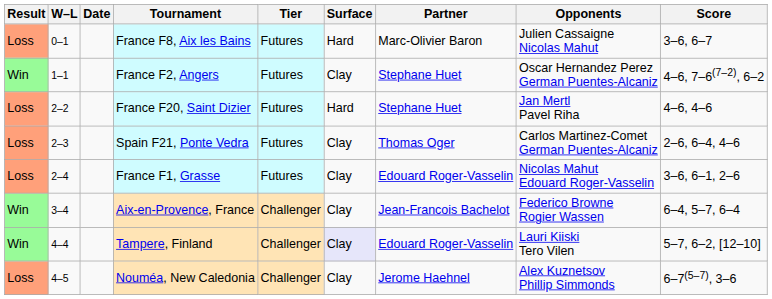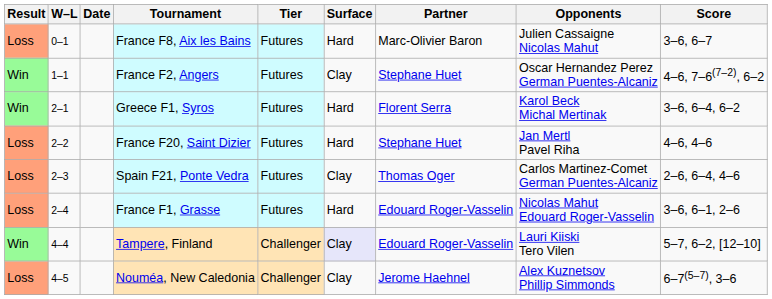+ row: (165, 108)
(339, 176) Clay -> (340, 210) Hard
- row: (185, 210)
